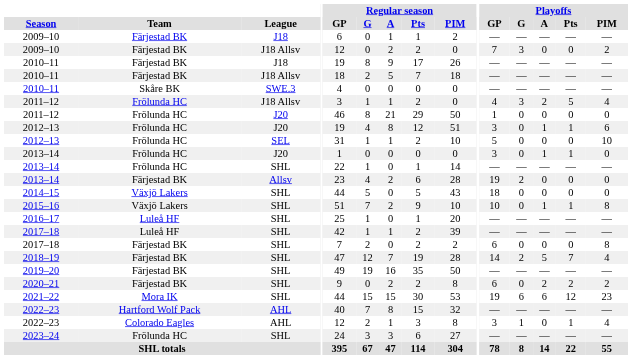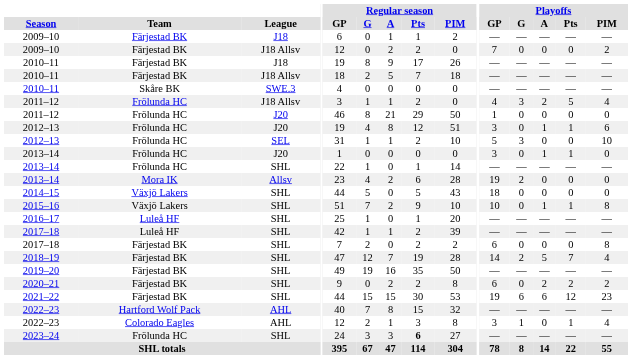(521, 49) 3 -> (521, 49) 0
(521, 140) 0 -> (521, 140) 3
(160, 179) Färjestad BK -> (160, 179) Mora IK
(160, 296) Mora IK -> (160, 296) Färjestad BK
(418, 335) normal -> (418, 335) bold
